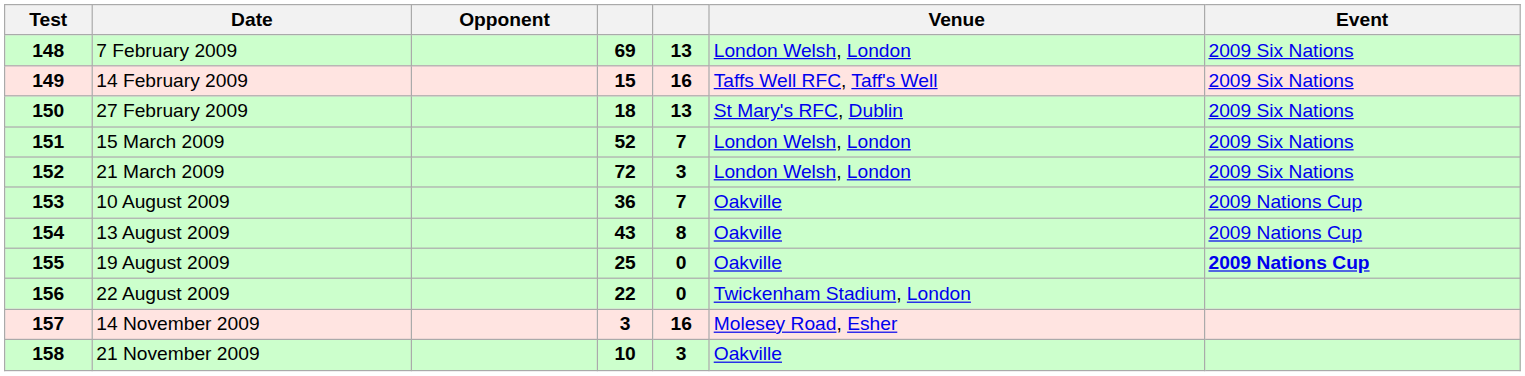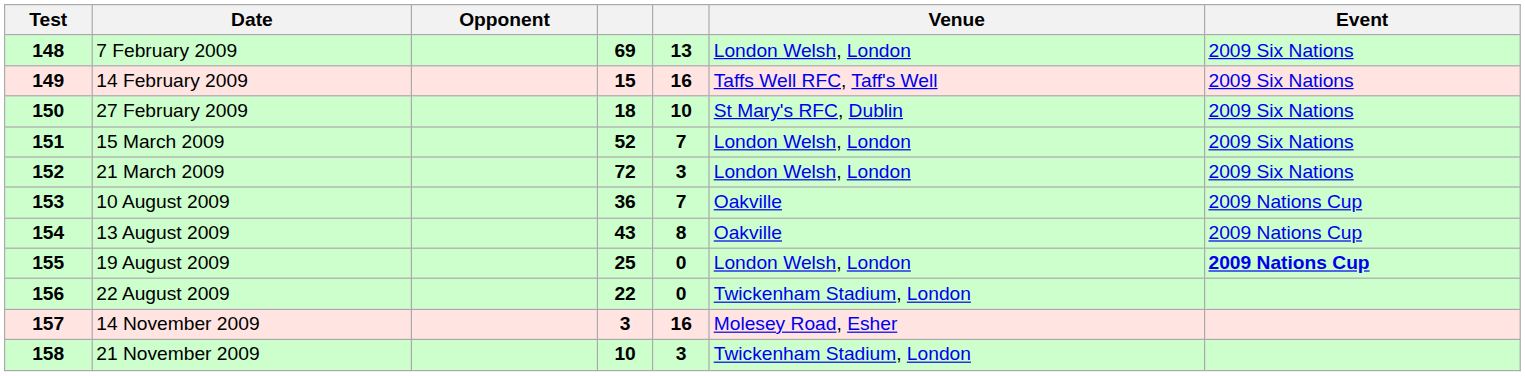(681, 111) 13 -> (681, 111) 10
(748, 263) Oakville -> (812, 263) London Welsh, London
(748, 354) Oakville -> (842, 354) Twickenham Stadium, London
